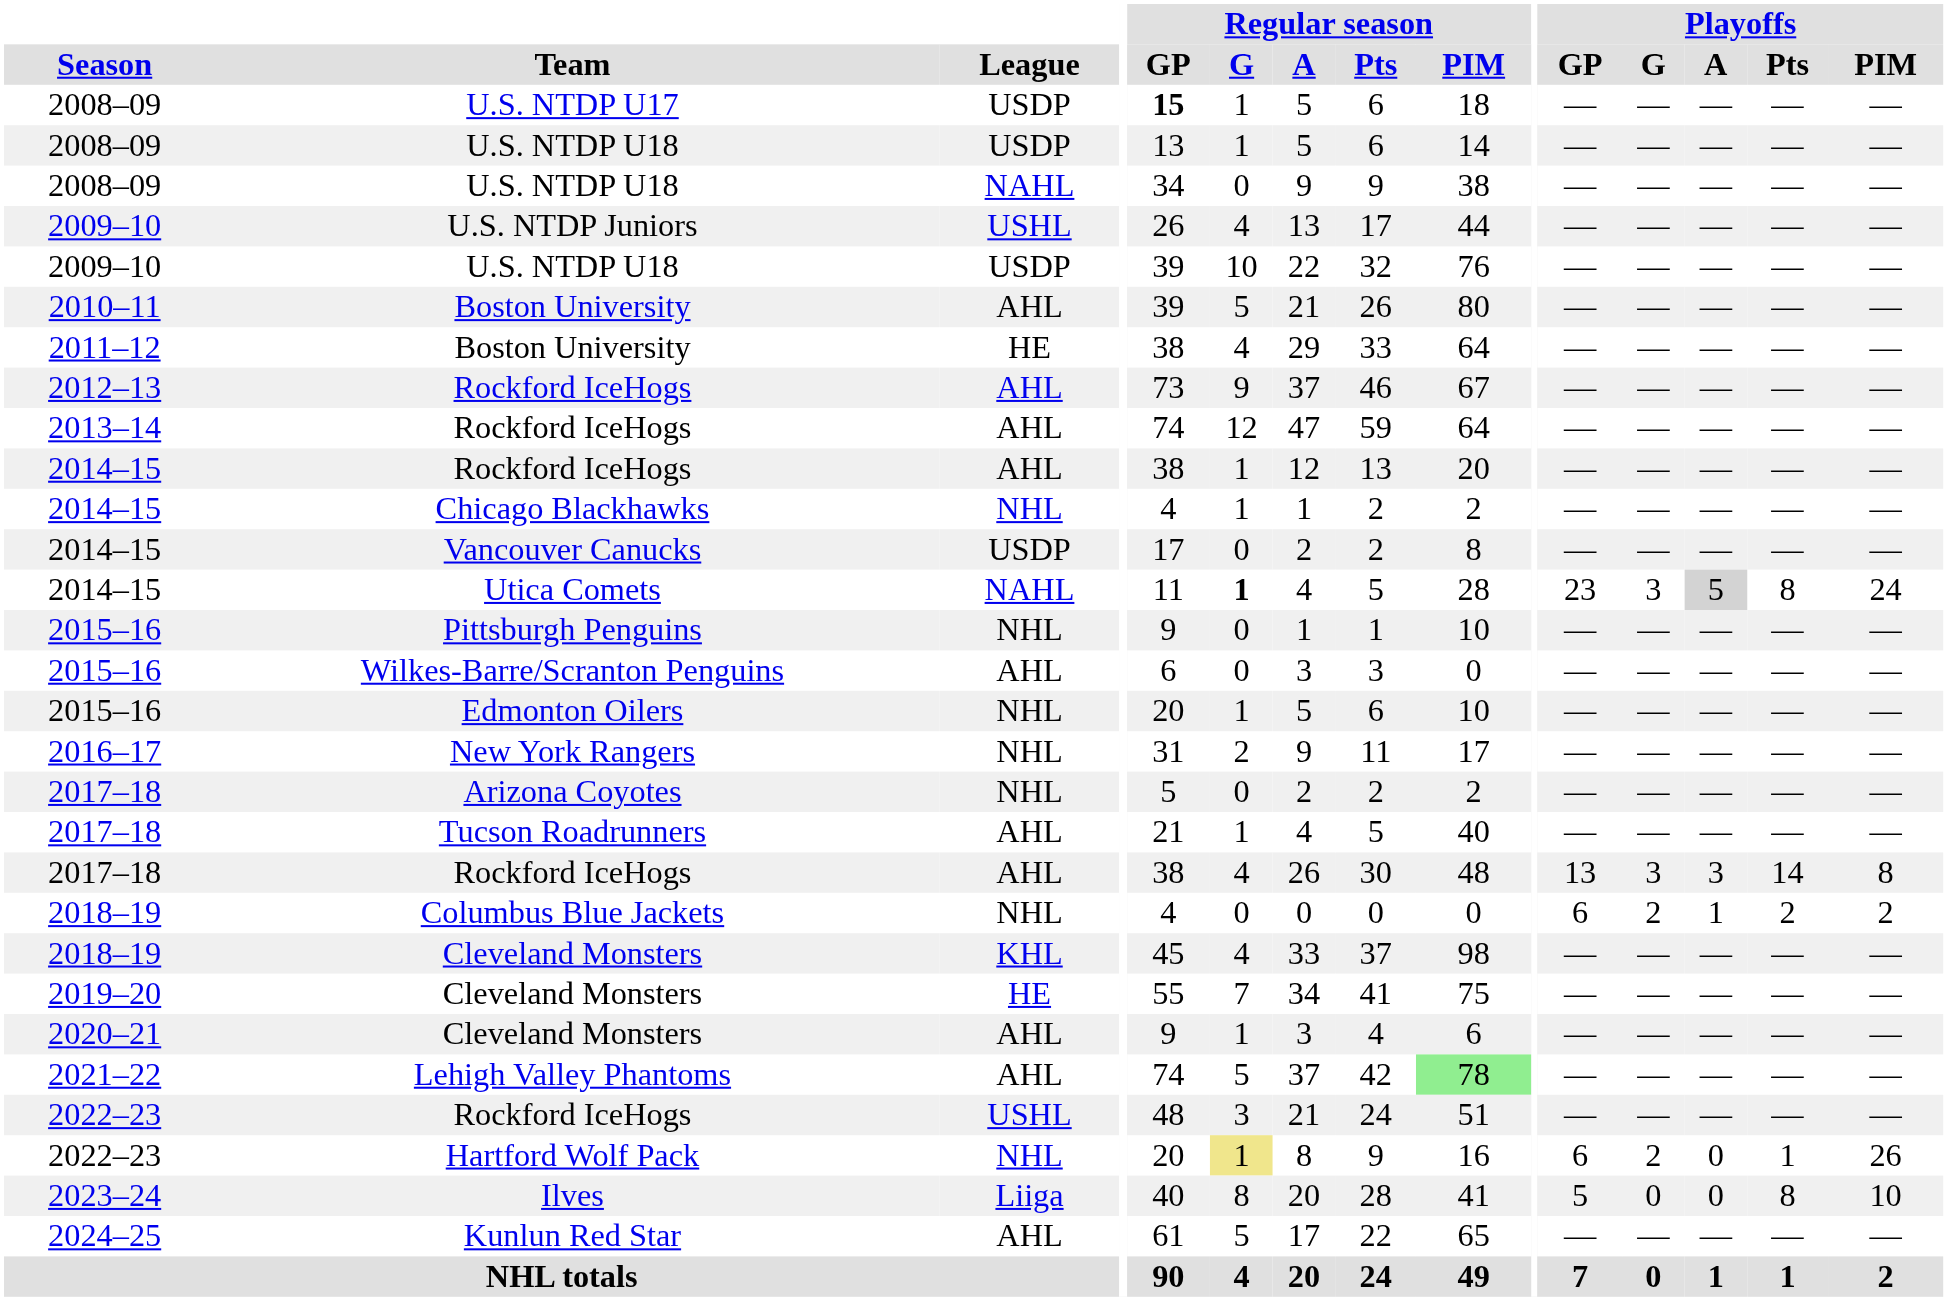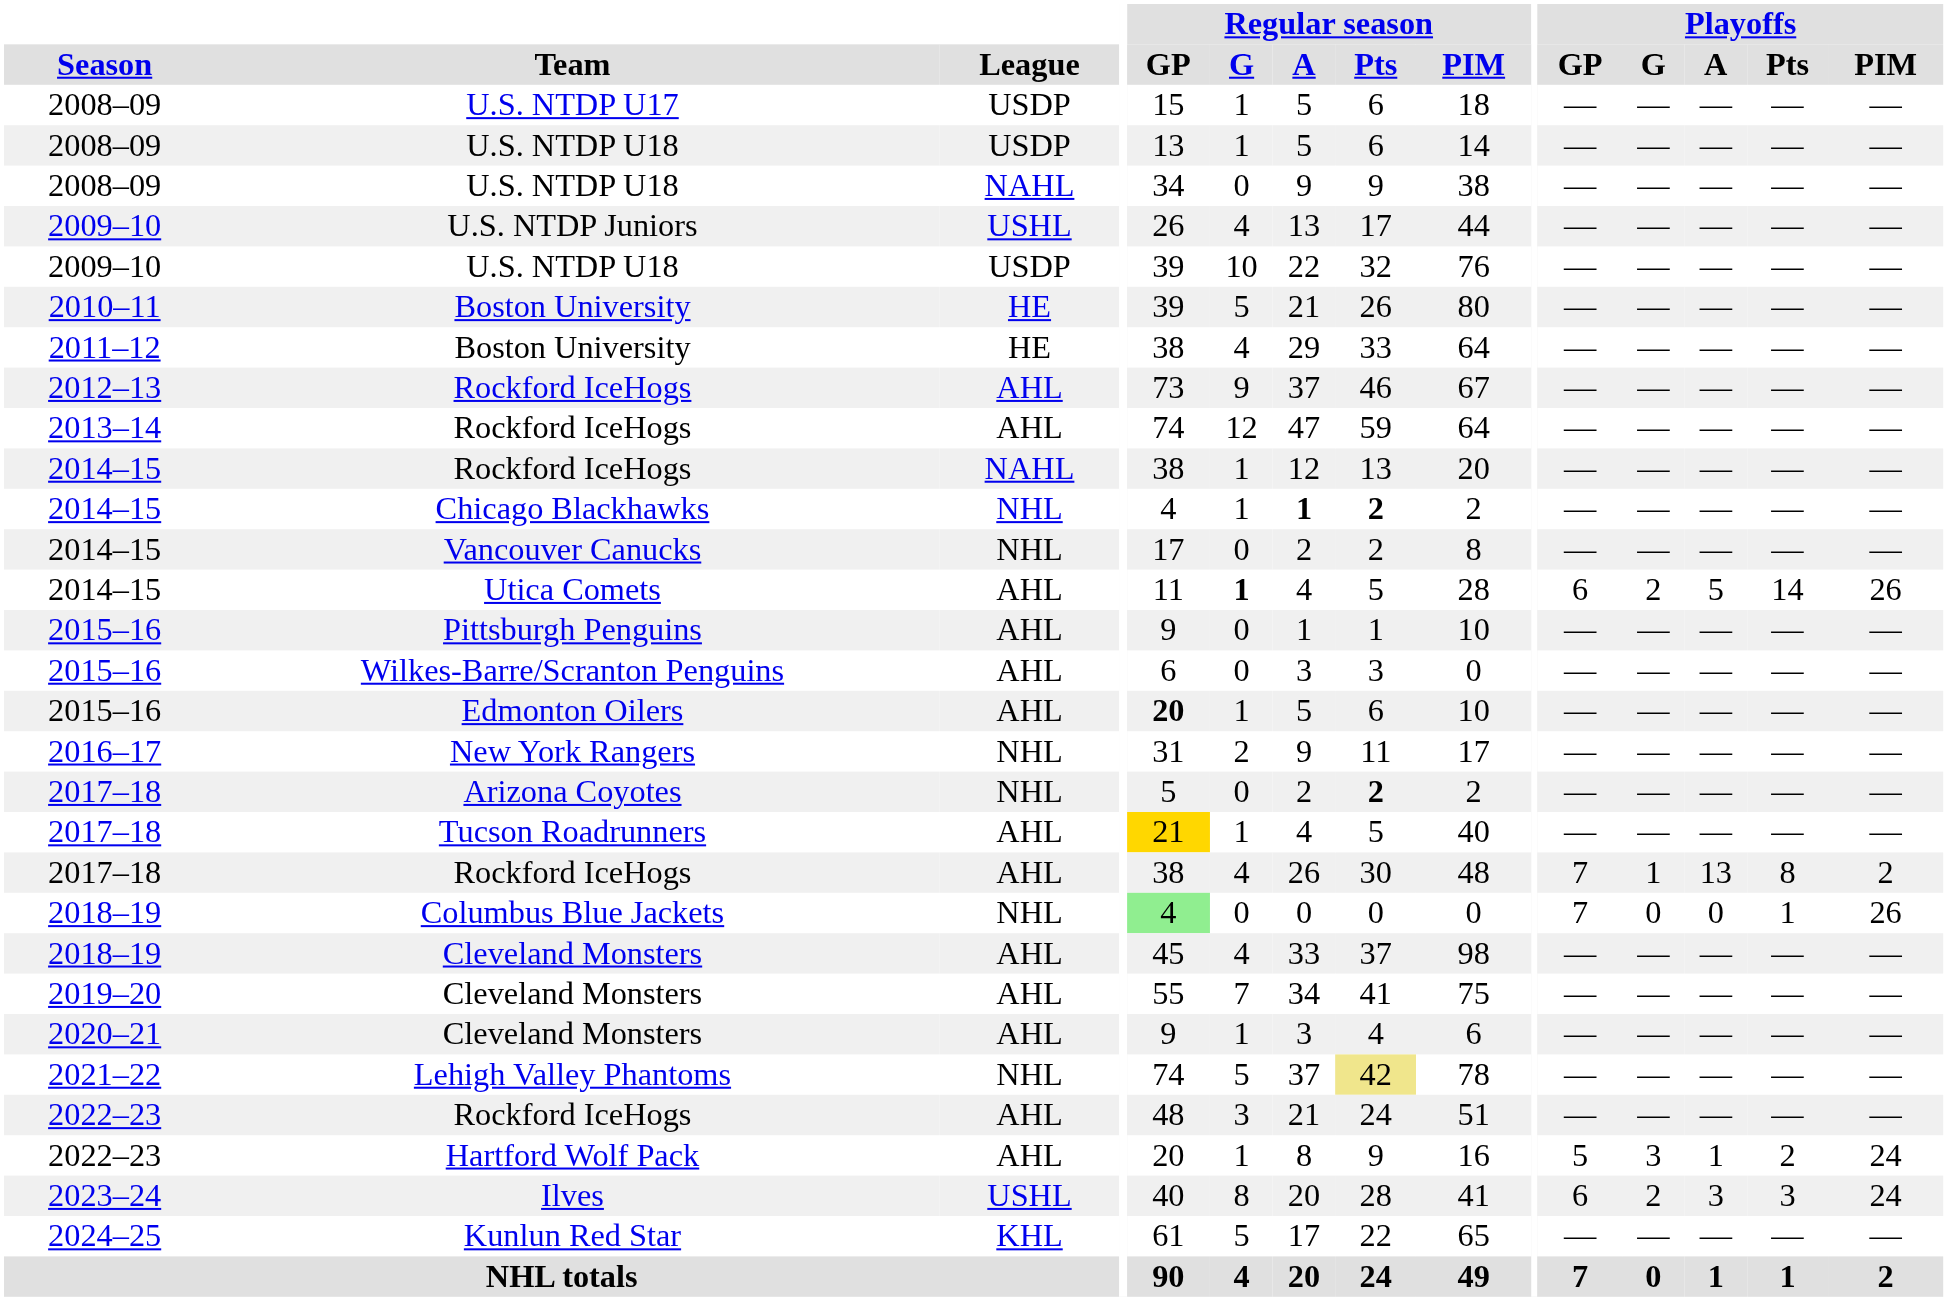(1168, 104) bold -> (1168, 104) normal
(1030, 306) AHL -> (1030, 306) HE
(1030, 468) AHL -> (1029, 468) NAHL
(1304, 508) normal -> (1304, 508) bold
(1376, 508) normal -> (1376, 508) bold
(1029, 548) USDP -> (1030, 548) NHL
(1029, 589) NAHL -> (1030, 589) AHL
(1580, 589) 23 -> (1580, 589) 6
(1653, 589) 3 -> (1653, 589) 2
(1716, 589) lightgrey background -> (1716, 589) no background
(1788, 589) 8 -> (1788, 589) 14
(1886, 589) 24 -> (1886, 589) 26
(1030, 629) NHL -> (1030, 629) AHL
(1030, 710) NHL -> (1030, 710) AHL
(1168, 710) normal -> (1168, 710) bold
(1376, 791) normal -> (1376, 791) bold
(1168, 831) no background -> (1168, 831) gold background
(1580, 872) 13 -> (1580, 872) 7
(1653, 872) 3 -> (1653, 872) 1
(1716, 872) 3 -> (1716, 872) 13
(1788, 872) 14 -> (1788, 872) 8
(1886, 872) 8 -> (1886, 872) 2
(1168, 912) no background -> (1168, 912) lightgreen background
(1580, 912) 6 -> (1580, 912) 7
(1653, 912) 2 -> (1653, 912) 0
(1716, 912) 1 -> (1716, 912) 0
(1788, 912) 2 -> (1788, 912) 1
(1886, 912) 2 -> (1886, 912) 26
(1030, 952) KHL -> (1030, 952) AHL
(1030, 993) HE -> (1030, 993) AHL
(1030, 1074) AHL -> (1030, 1074) NHL
(1376, 1074) no background -> (1376, 1074) khaki background
(1474, 1074) lightgreen background -> (1474, 1074) no background
(1029, 1114) USHL -> (1030, 1114) AHL
(1030, 1154) NHL -> (1030, 1154) AHL
(1242, 1154) khaki background -> (1242, 1154) no background
(1580, 1154) 6 -> (1580, 1154) 5
(1653, 1154) 2 -> (1653, 1154) 3
(1716, 1154) 0 -> (1716, 1154) 1
(1788, 1154) 1 -> (1788, 1154) 2
(1886, 1154) 26 -> (1886, 1154) 24
(1030, 1195) Liiga -> (1029, 1195) USHL
(1580, 1195) 5 -> (1580, 1195) 6
(1653, 1195) 0 -> (1653, 1195) 2
(1716, 1195) 0 -> (1716, 1195) 3
(1788, 1195) 8 -> (1788, 1195) 3
(1886, 1195) 10 -> (1886, 1195) 24
(1030, 1235) AHL -> (1030, 1235) KHL
